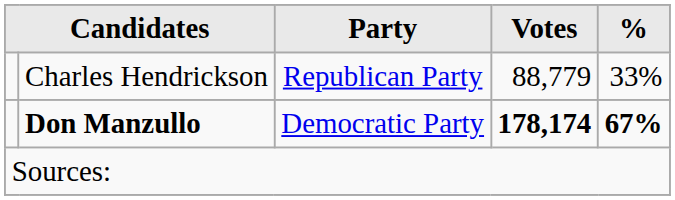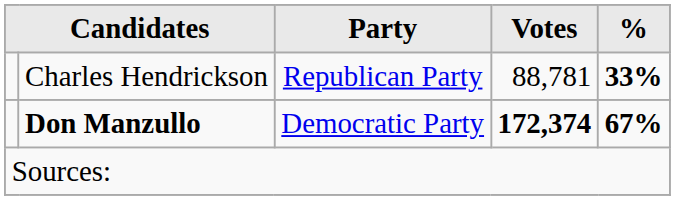(552, 76) 88,779 -> (552, 76) 88,781
(636, 76) normal -> (634, 76) bold
(544, 123) 178,174 -> (544, 123) 172,374
